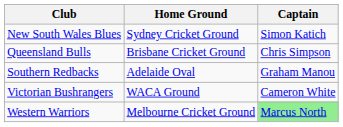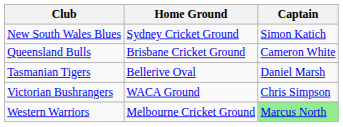(296, 53) Chris Simpson -> (298, 53) Cameron White
- row: (53, 73)
+ row: (49, 73)
(298, 92) Cameron White -> (296, 92) Chris Simpson
